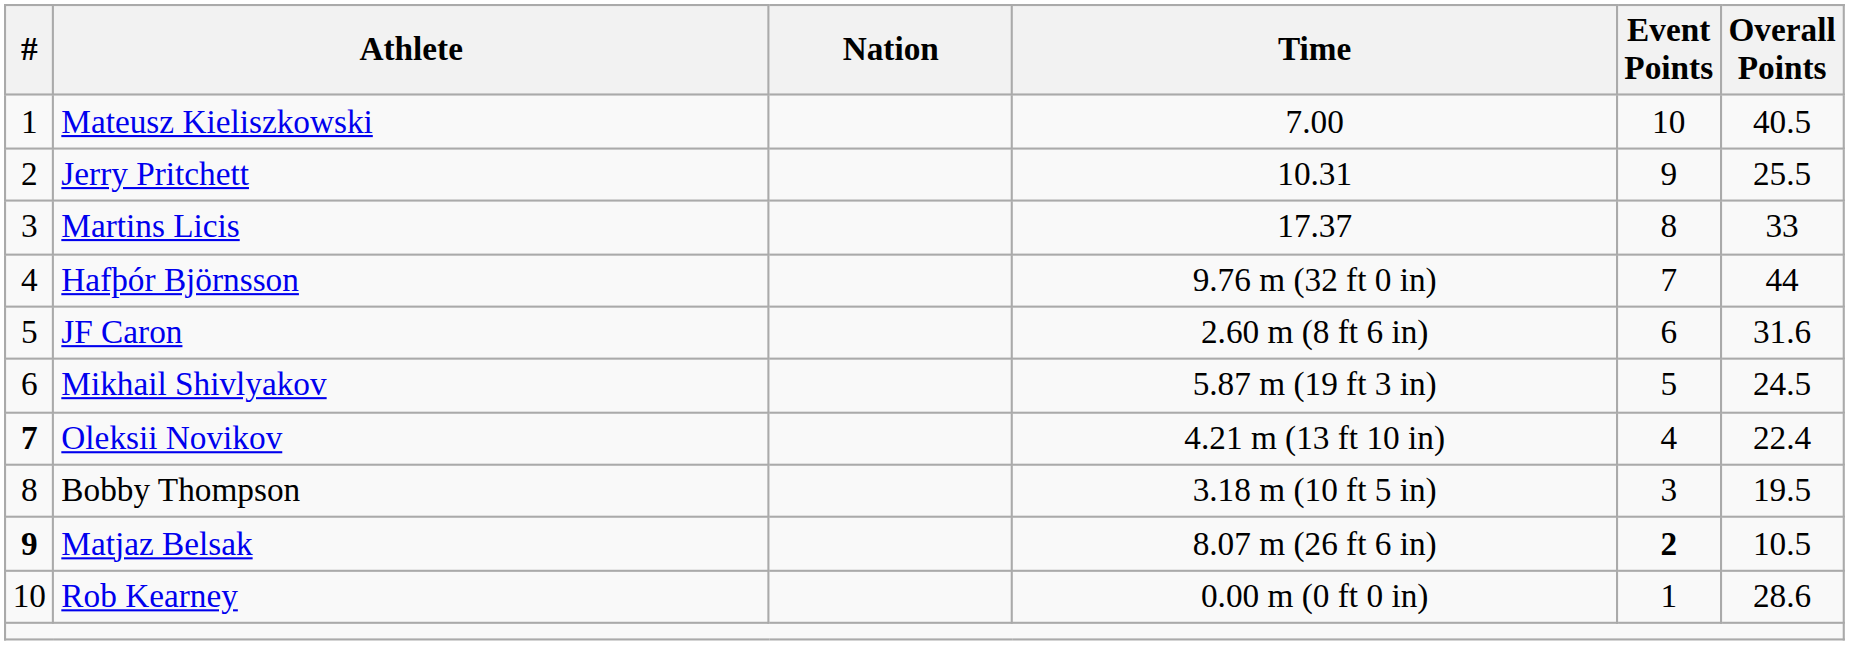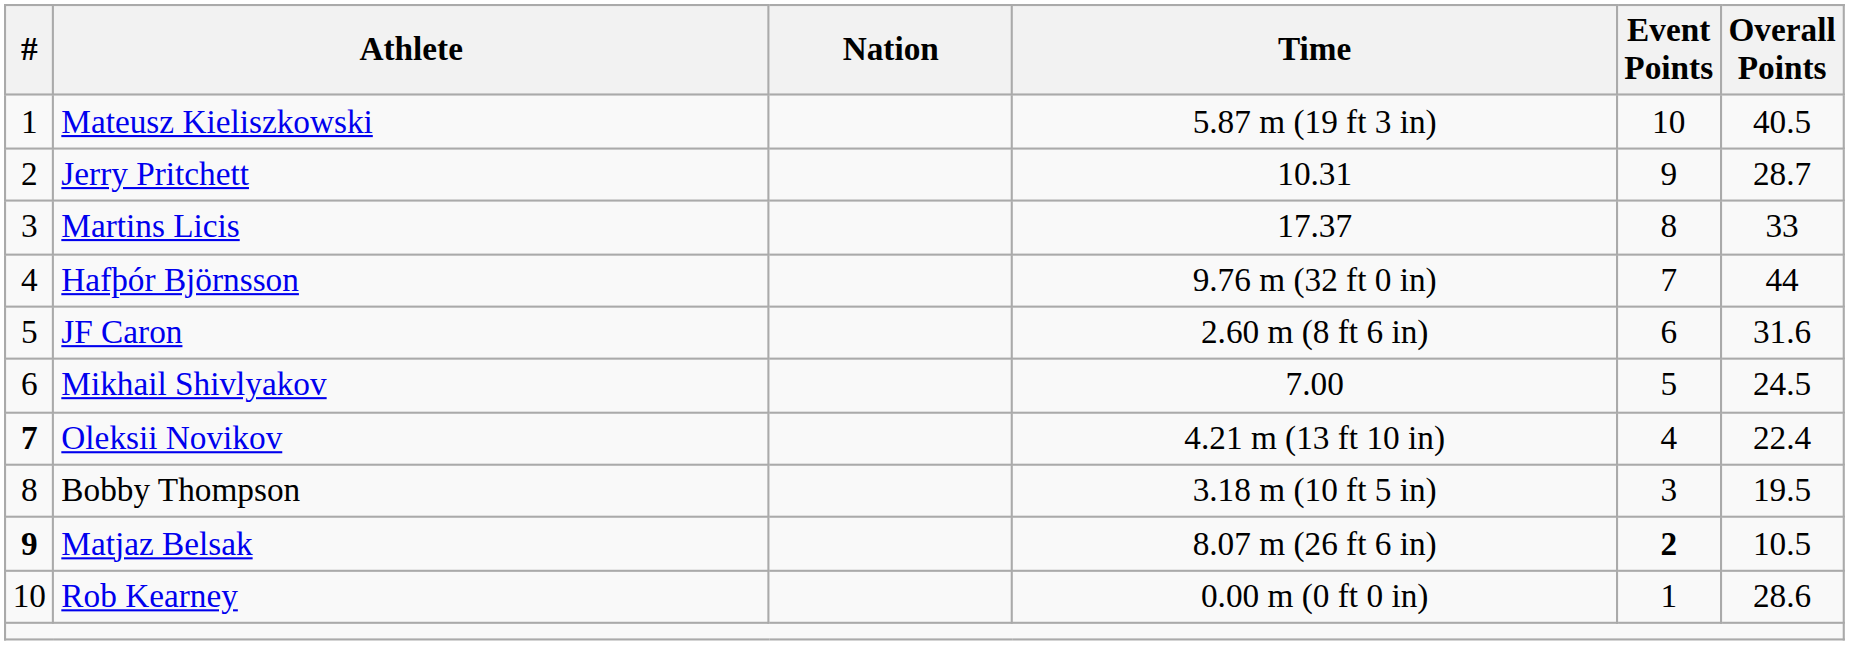(1315, 121) 7.00 -> (1315, 121) 5.87 m (19 ft 3 in)
(1782, 173) 25.5 -> (1782, 173) 28.7
(1315, 385) 5.87 m (19 ft 3 in) -> (1315, 385) 7.00
